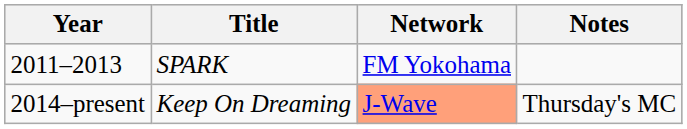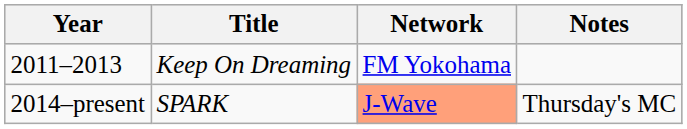(192, 63) SPARK -> (254, 63) Keep On Dreaming
(254, 103) Keep On Dreaming -> (192, 103) SPARK
